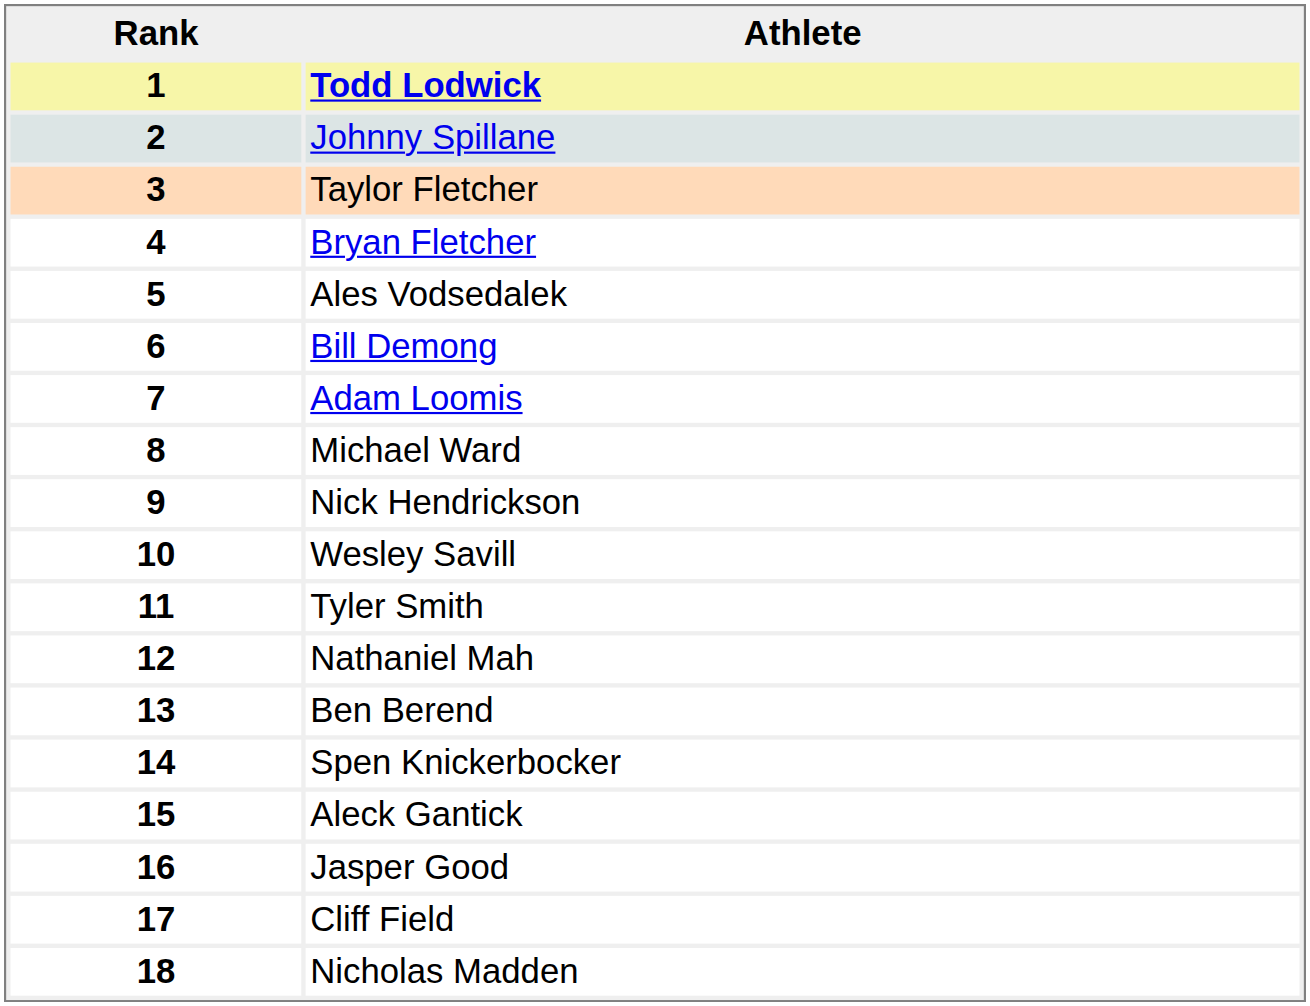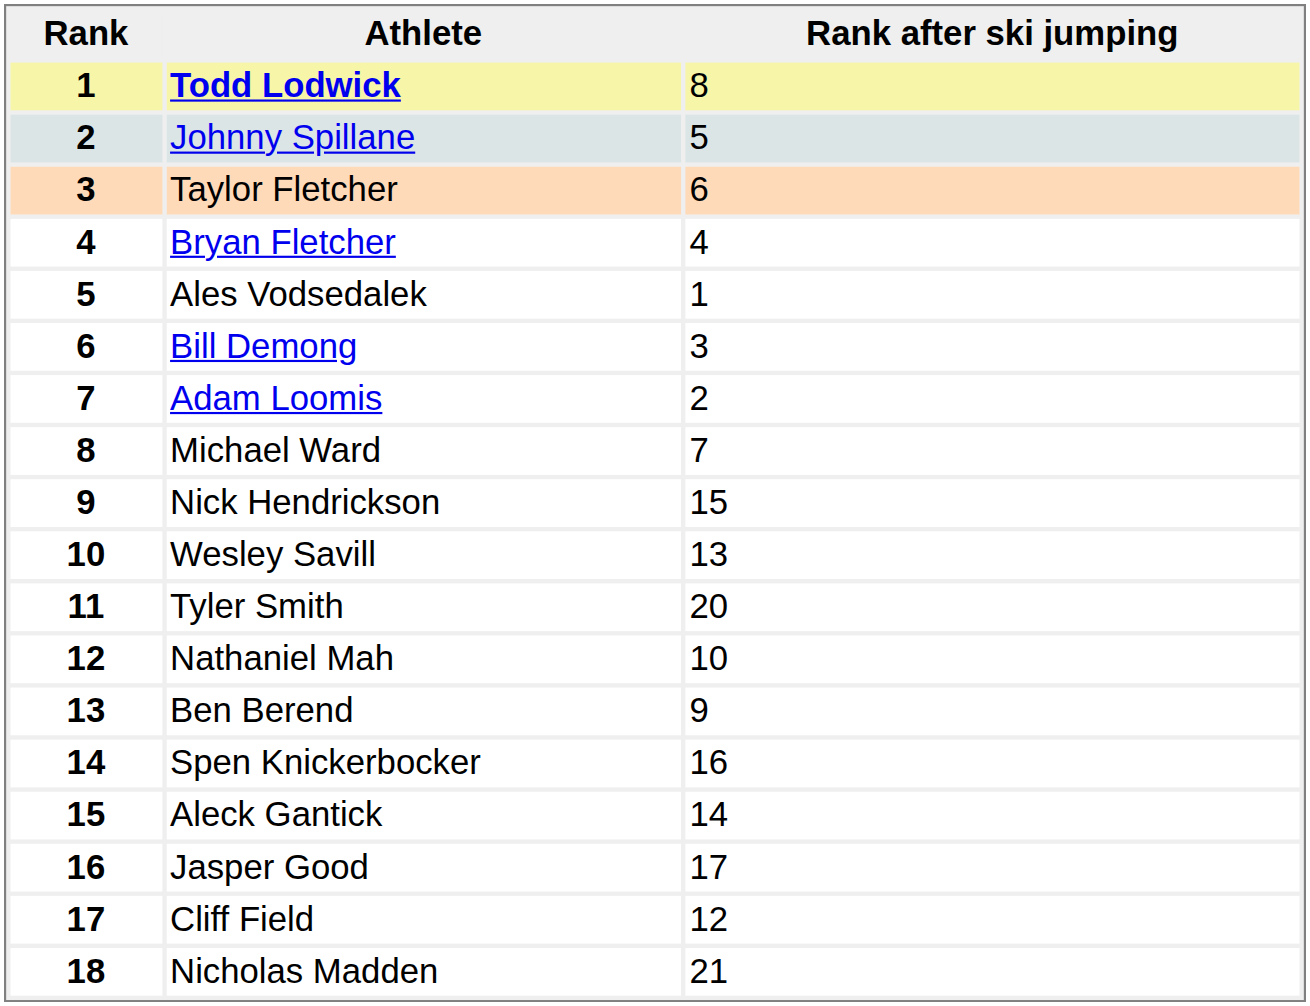+ column: (992, 33)
